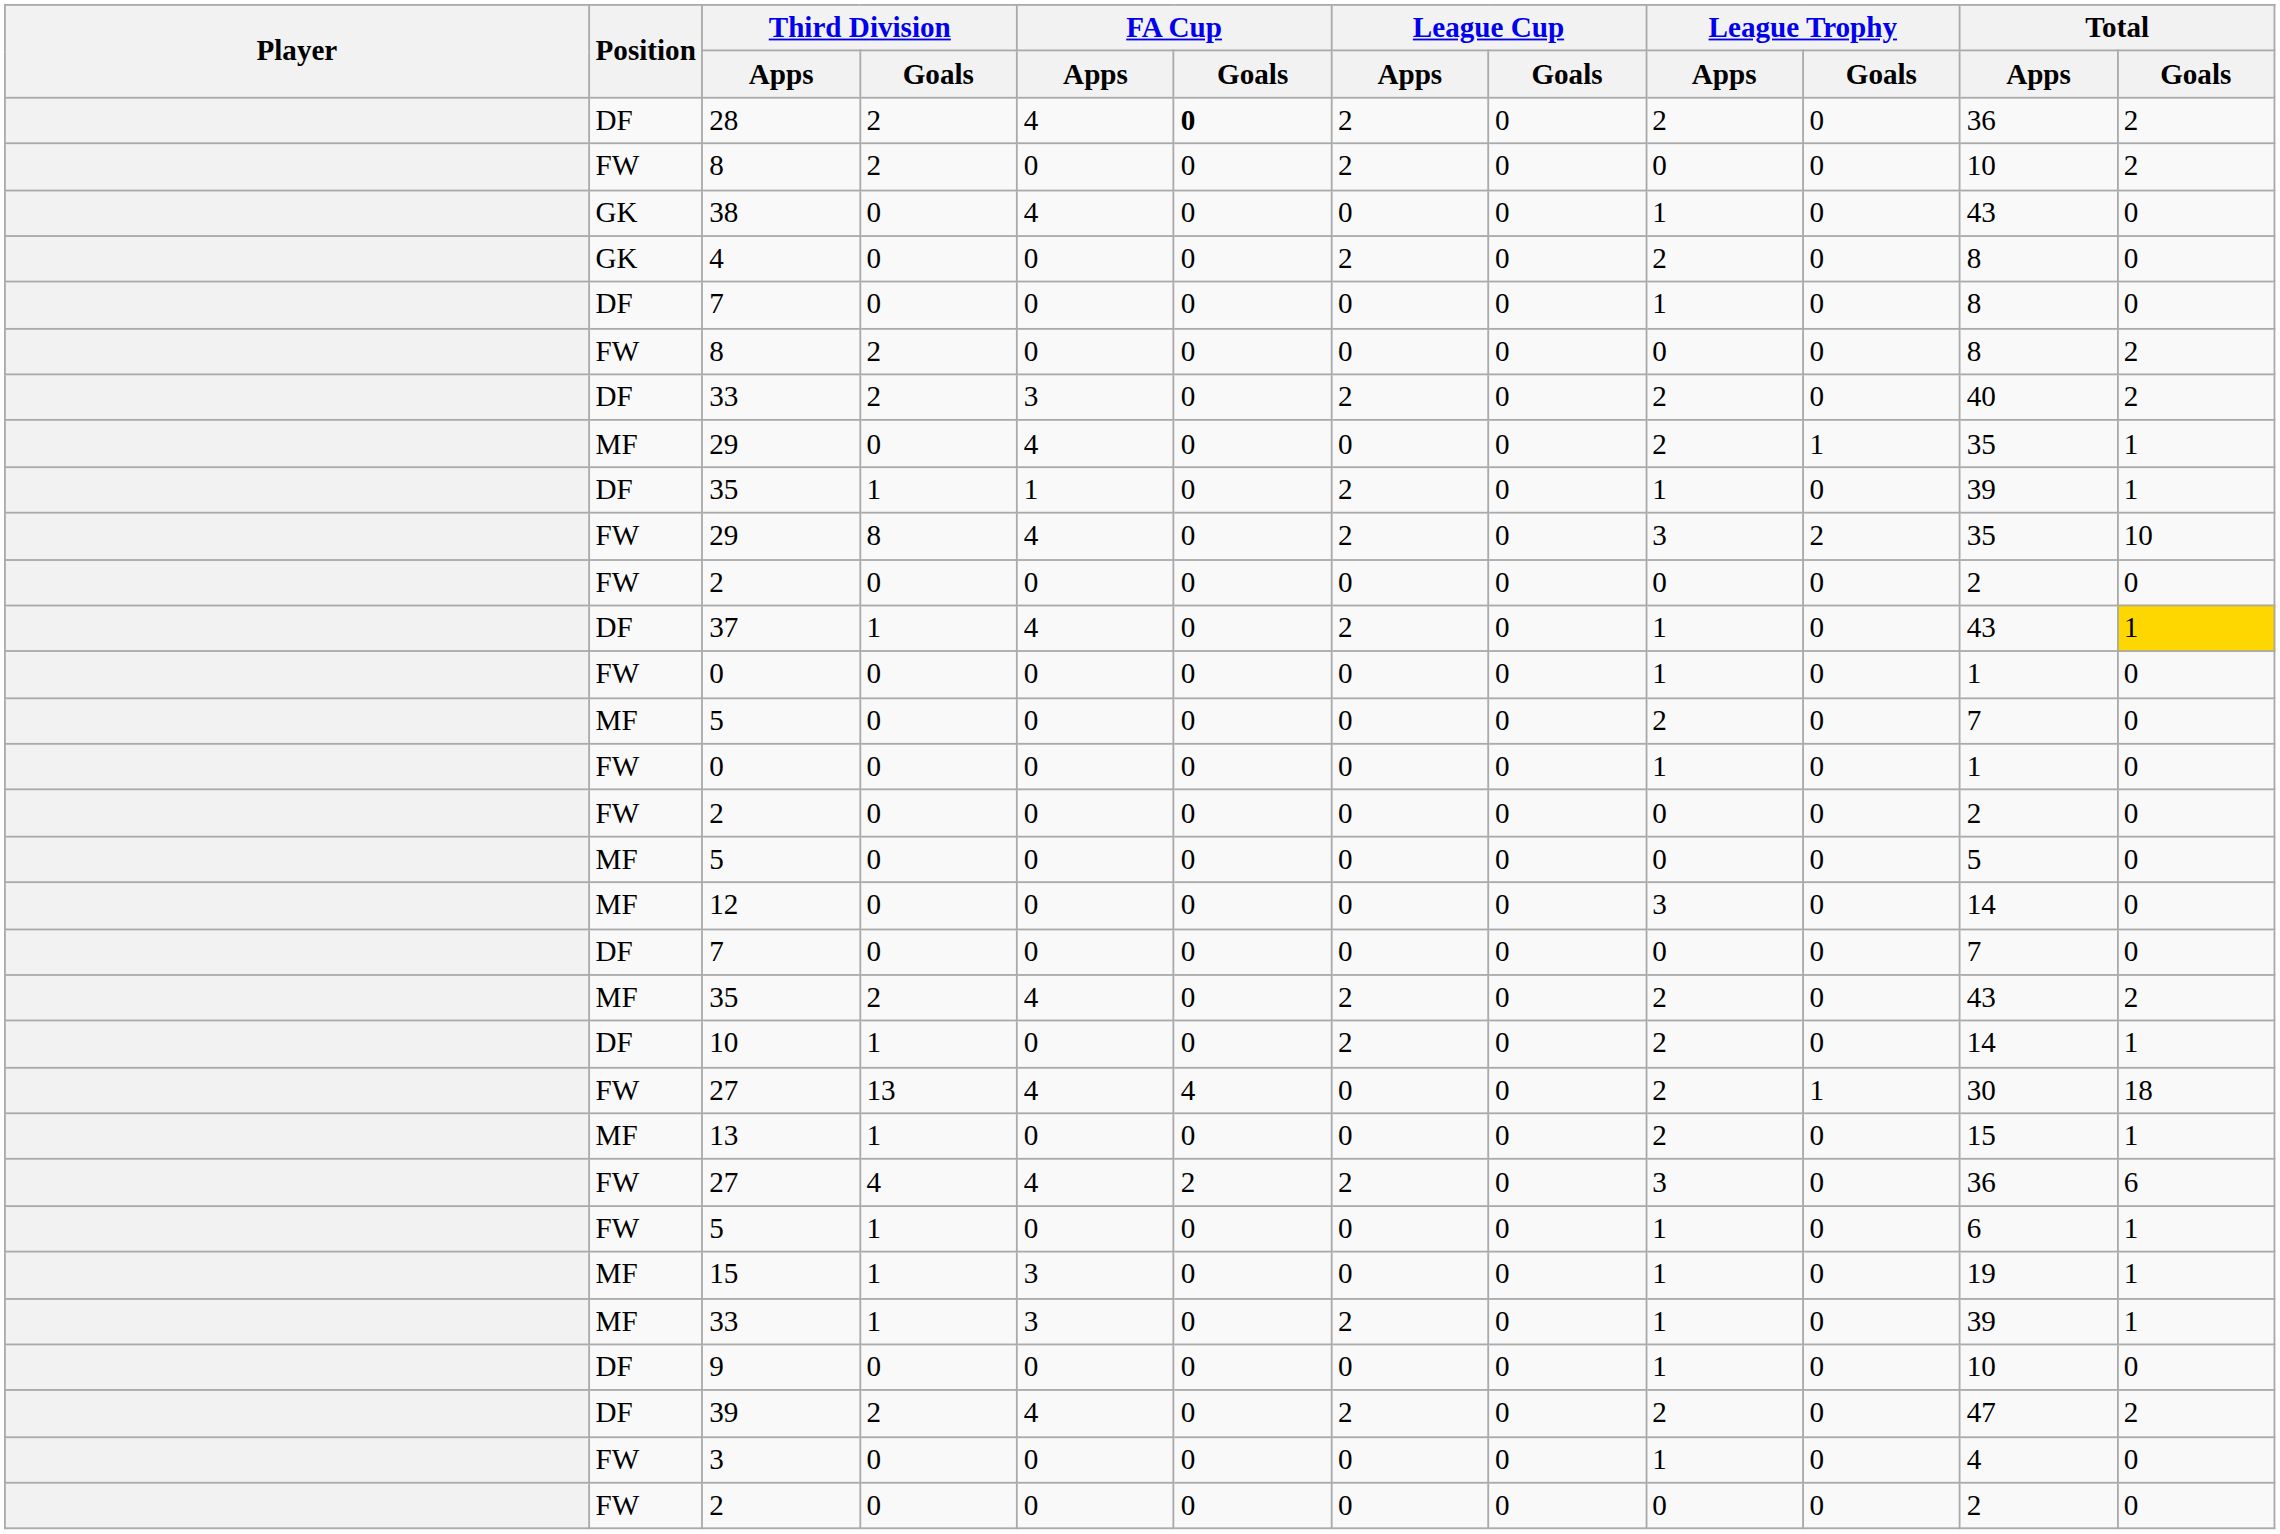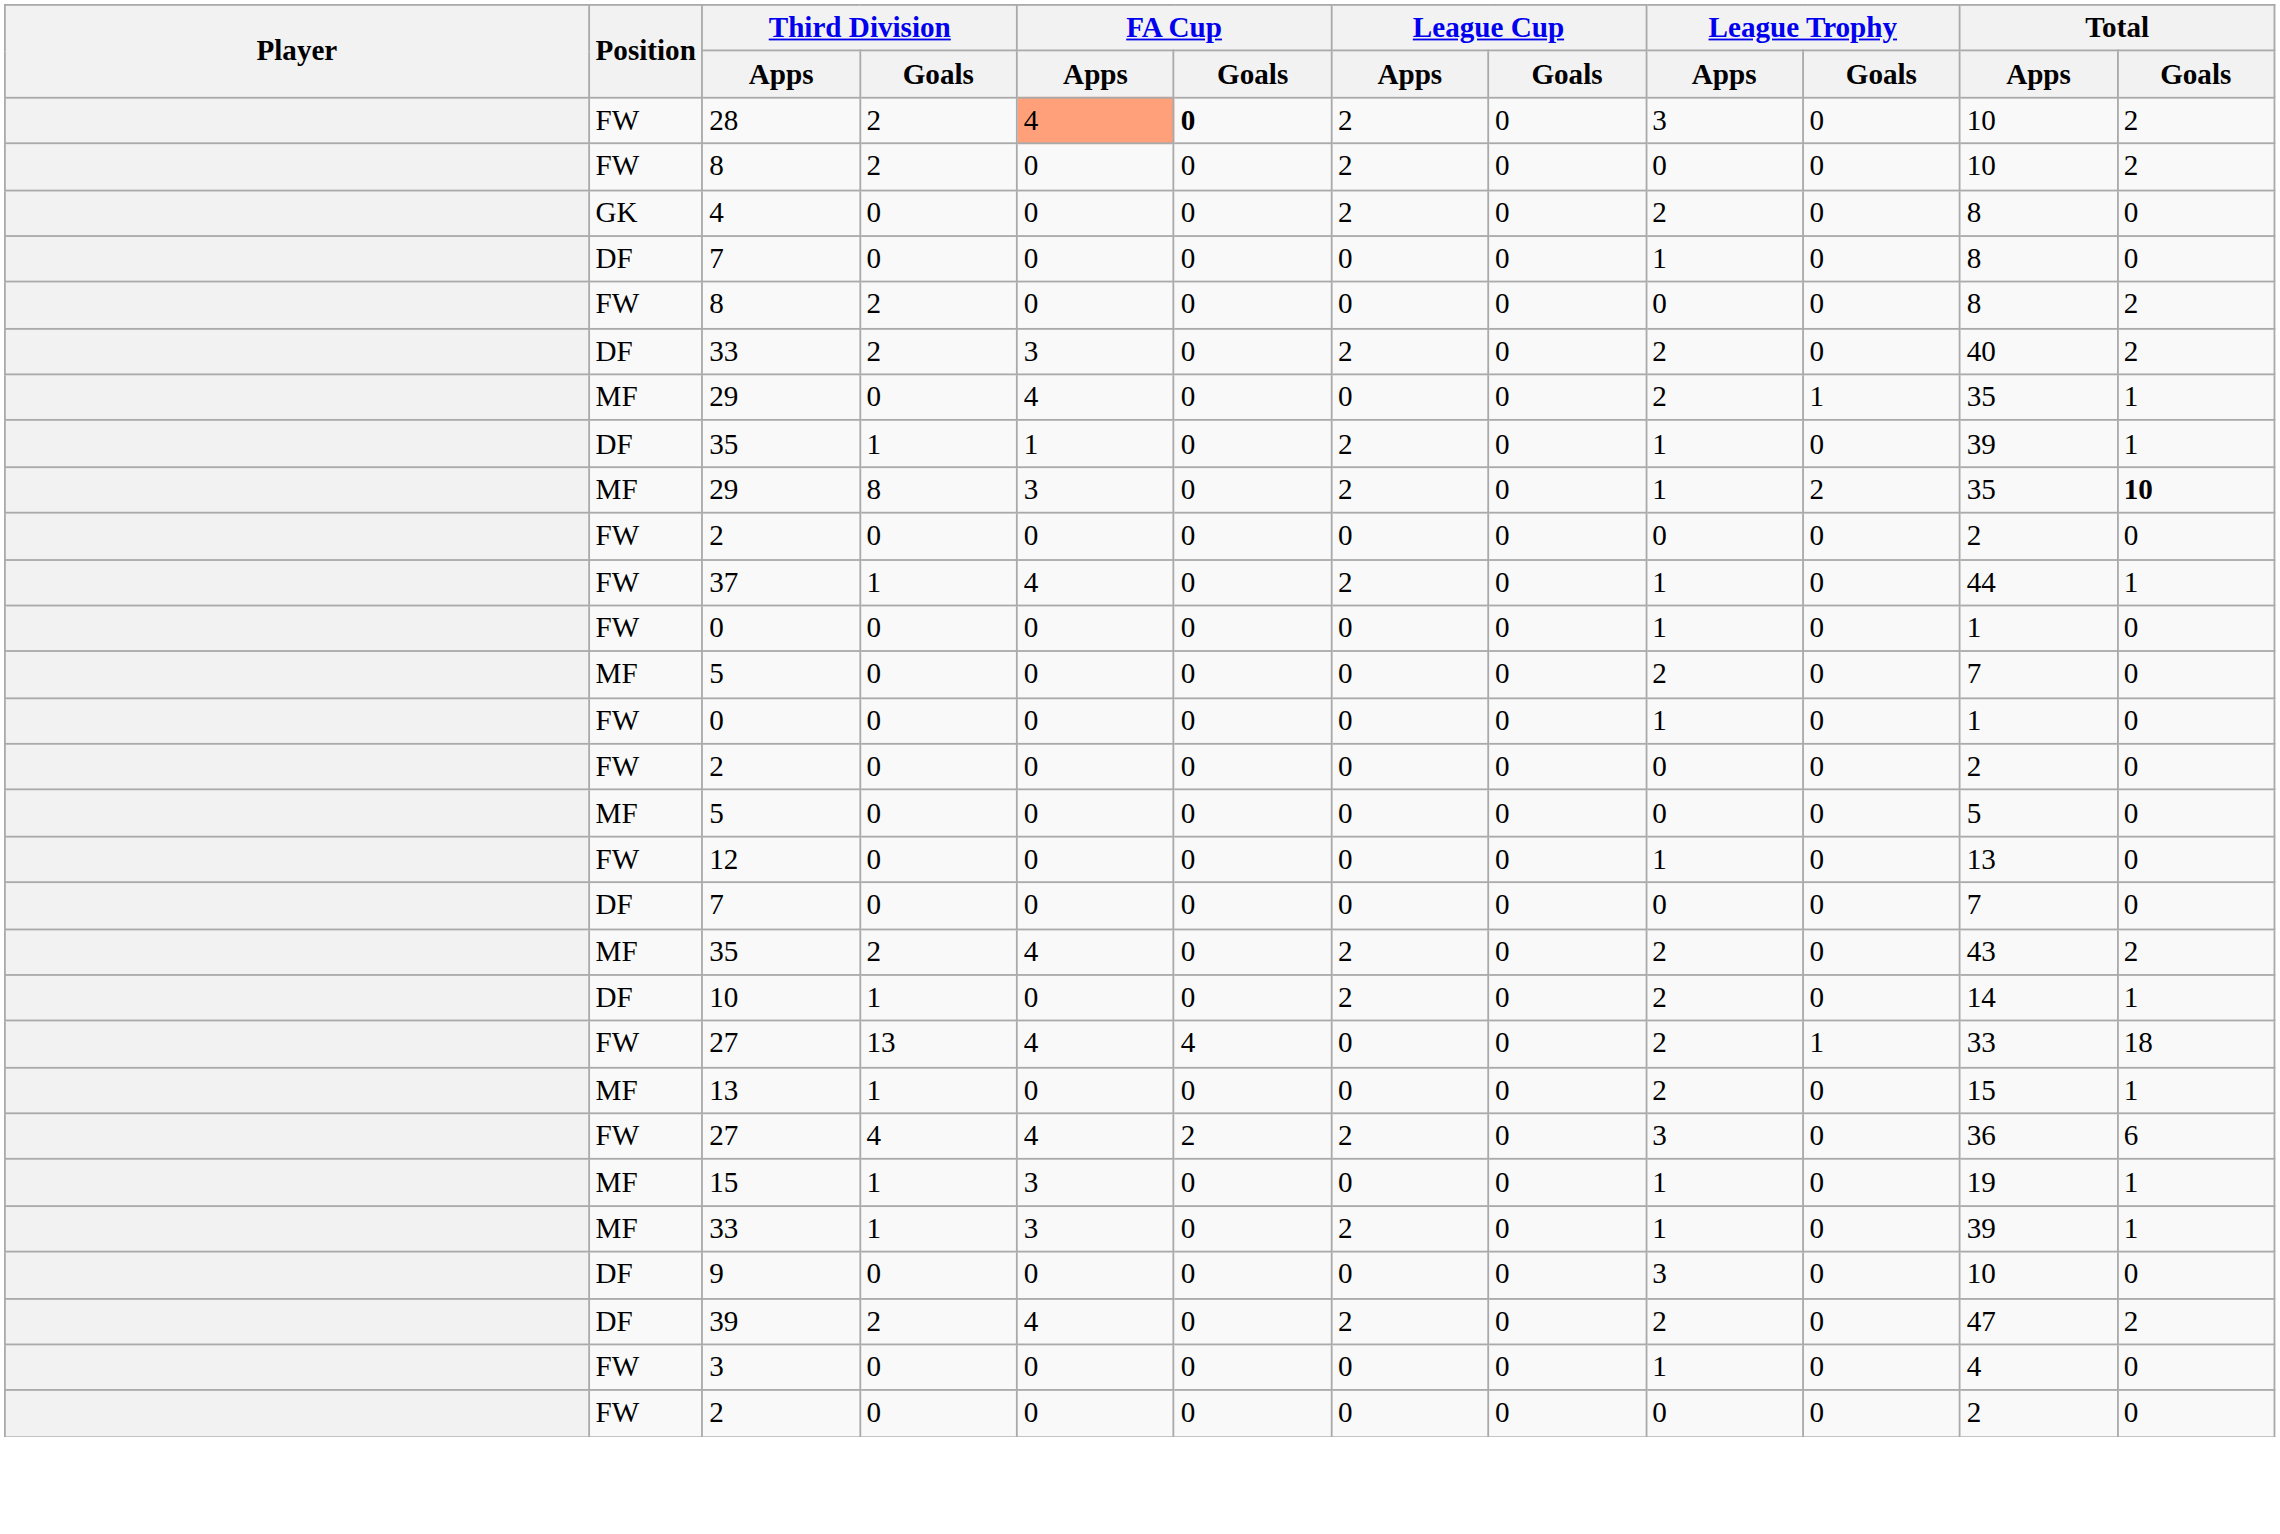(614, 119) DF -> (617, 119) FW
(1031, 119) no background -> (1031, 119) lightsalmon background
(1660, 119) 2 -> (1660, 119) 3
(1981, 119) 36 -> (1981, 119) 10
- row: (724, 212)
(617, 535) FW -> (617, 489) MF
(1031, 535) 4 -> (1031, 489) 3
(1660, 535) 3 -> (1660, 489) 1
(2138, 535) normal -> (2138, 489) bold
(614, 627) DF -> (617, 581) FW
(1981, 627) 43 -> (1981, 581) 44
(2131, 627) gold background -> (2131, 581) no background
(617, 905) MF -> (617, 858) FW
(1660, 905) 3 -> (1660, 858) 1
(1981, 905) 14 -> (1981, 858) 13
(1981, 1089) 30 -> (1981, 1043) 33
- row: (717, 1228)
(1660, 1366) 1 -> (1660, 1274) 3
